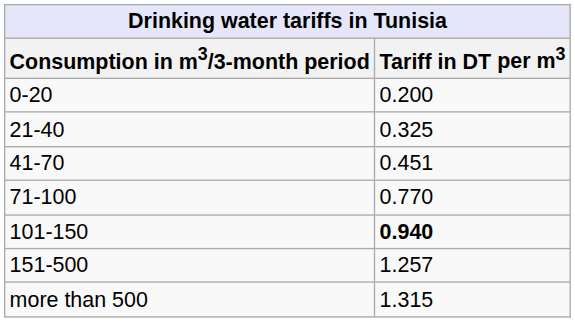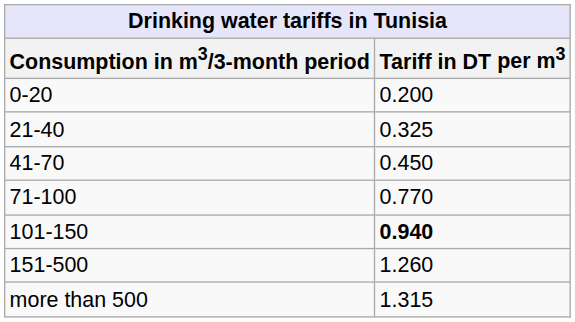(406, 163) 0.451 -> (406, 163) 0.450
(406, 265) 1.257 -> (406, 265) 1.260
